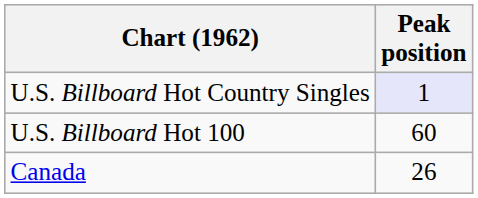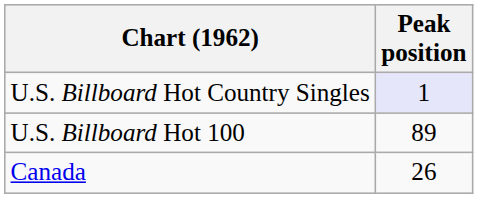(424, 132) 60 -> (424, 132) 89
